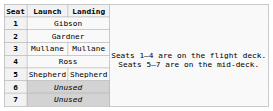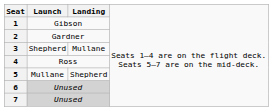(47, 49) Mullane -> (47, 49) Shepherd
(47, 74) Shepherd -> (47, 74) Mullane
